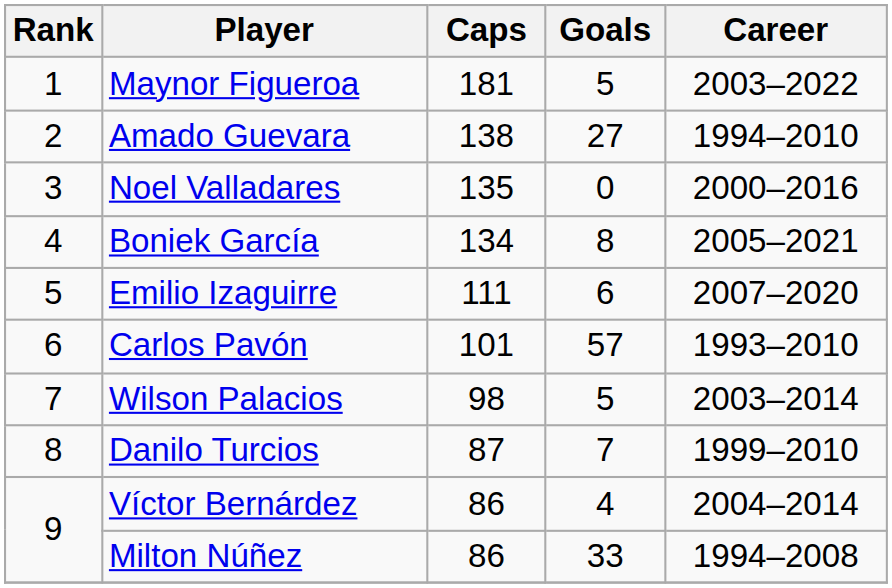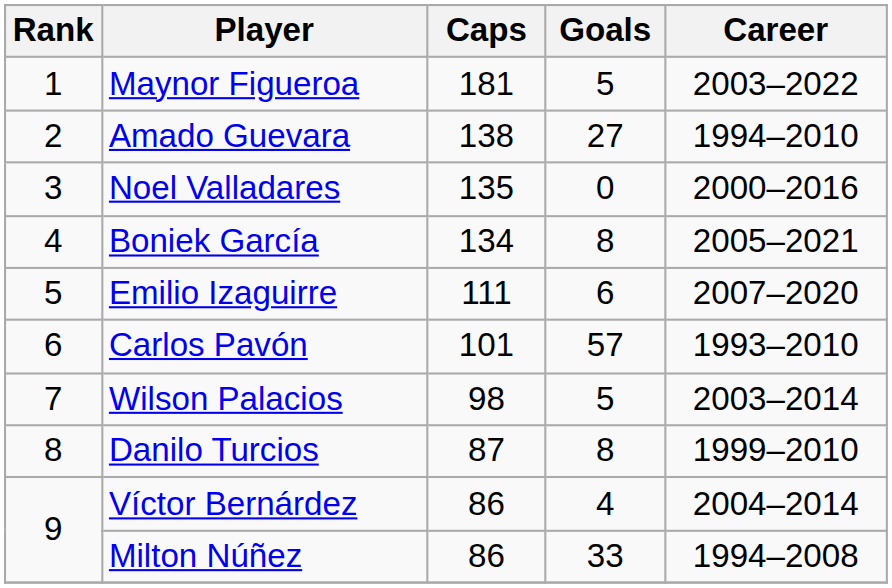(605, 450) 7 -> (605, 450) 8
